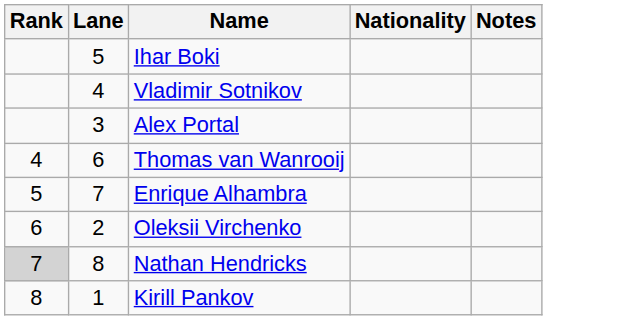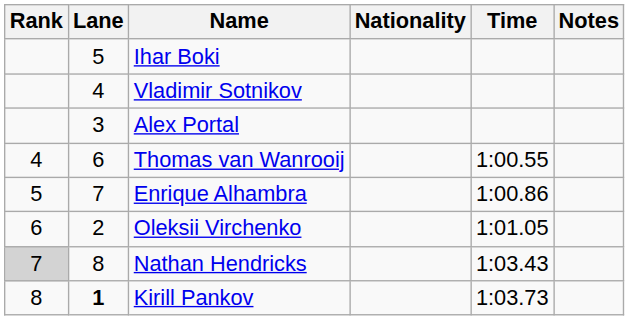+ column: (512, 21)
(98, 297) normal -> (98, 297) bold
